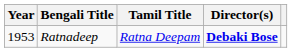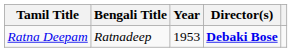columns swapped: (21, 15) <-> (160, 15)
